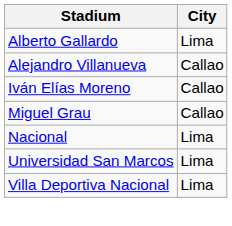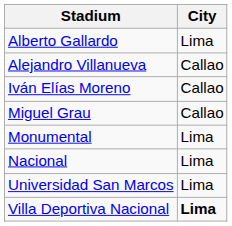+ row: (50, 137)
(197, 185) normal -> (198, 209) bold
